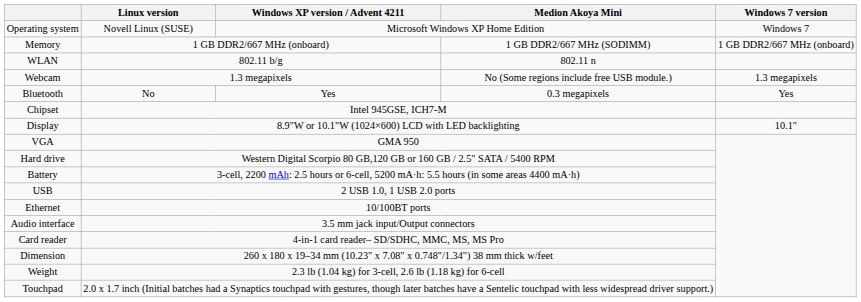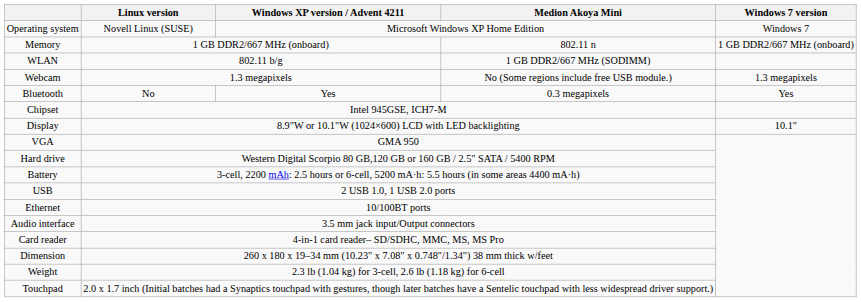(578, 45) 1 GB DDR2/667 MHz (SODIMM) -> (578, 45) 802.11 n
(578, 61) 802.11 n -> (578, 61) 1 GB DDR2/667 MHz (SODIMM)
